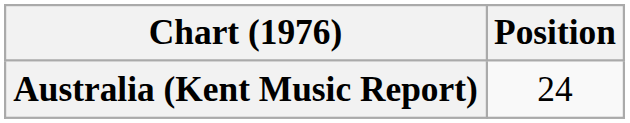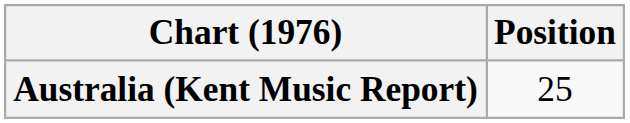(555, 88) 24 -> (555, 88) 25
